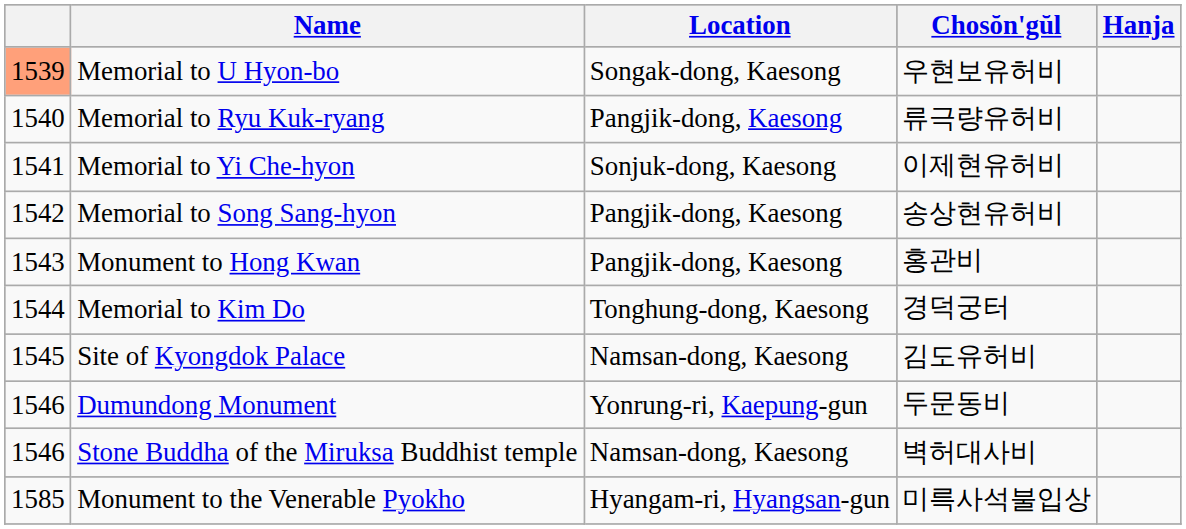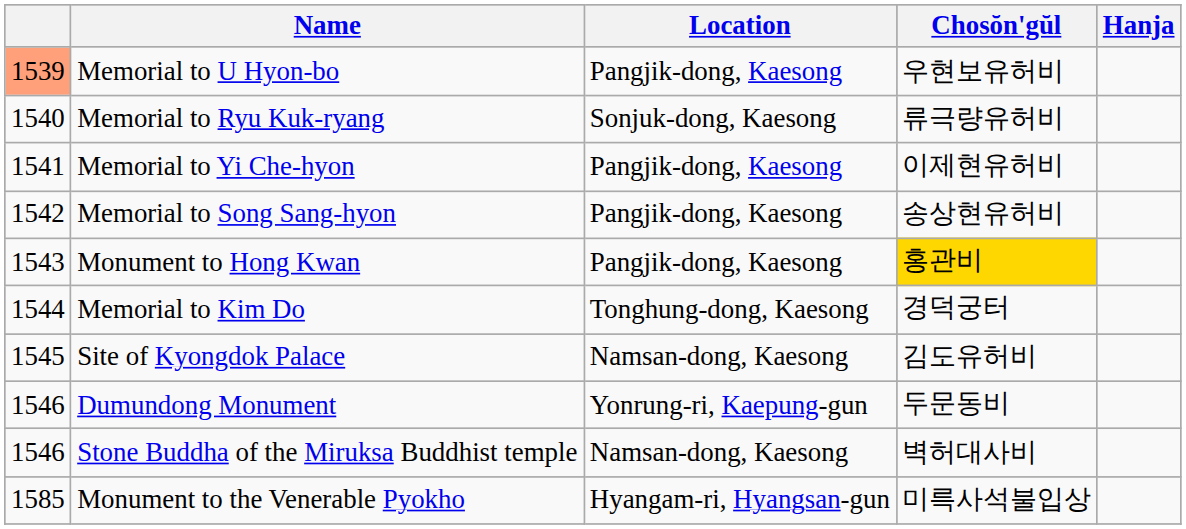(715, 70) Songak-dong, Kaesong -> (716, 70) Pangjik-dong, Kaesong
(716, 118) Pangjik-dong, Kaesong -> (713, 118) Sonjuk-dong, Kaesong
(713, 166) Sonjuk-dong, Kaesong -> (716, 166) Pangjik-dong, Kaesong
(943, 260) no background -> (943, 260) gold background
